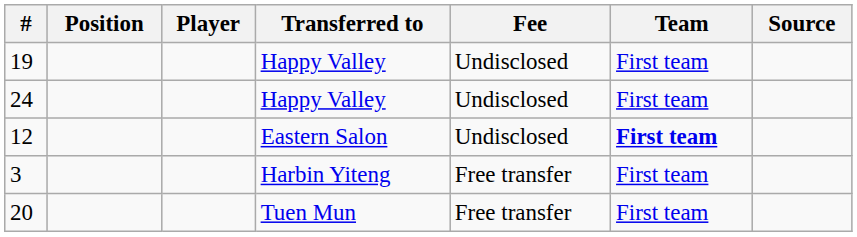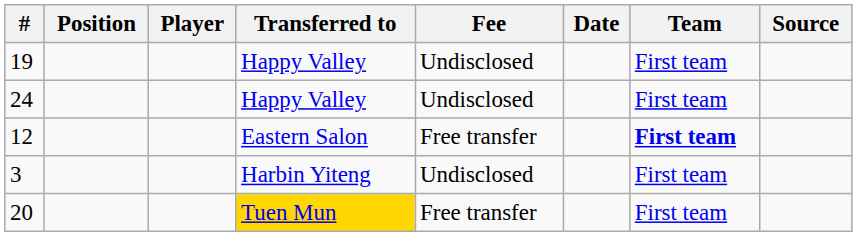+ column: (596, 23)
(511, 137) Undisclosed -> (478, 137) Free transfer
(513, 174) Free transfer -> (477, 174) Undisclosed
(308, 212) no background -> (289, 212) gold background
